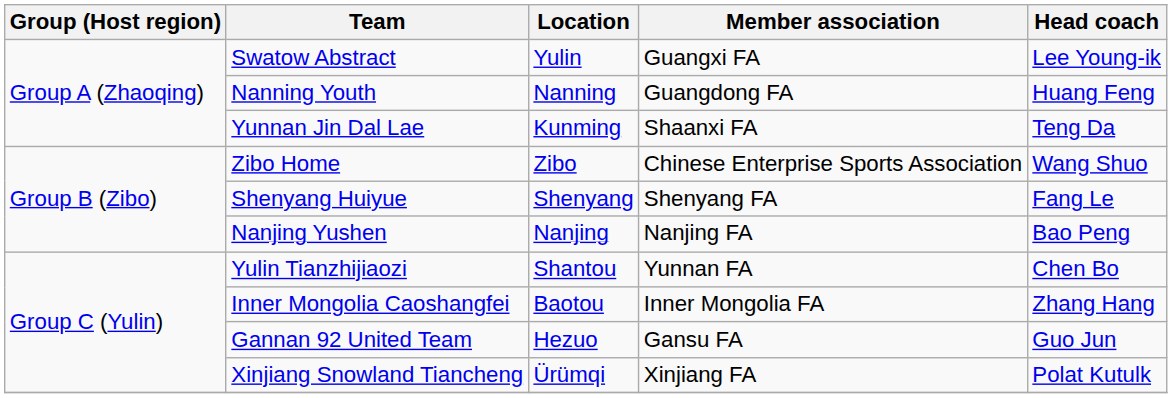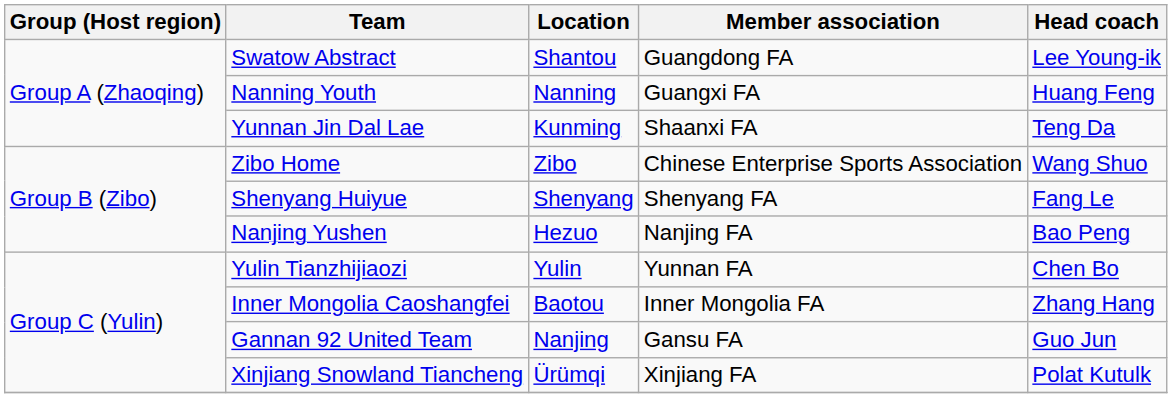(558, 57) Yulin -> (575, 57) Shantou
(702, 57) Guangxi FA -> (719, 57) Guangdong FA
(719, 92) Guangdong FA -> (702, 92) Guangxi FA
(571, 233) Nanjing -> (566, 233) Hezuo
(575, 269) Shantou -> (558, 269) Yulin
(566, 339) Hezuo -> (571, 339) Nanjing
